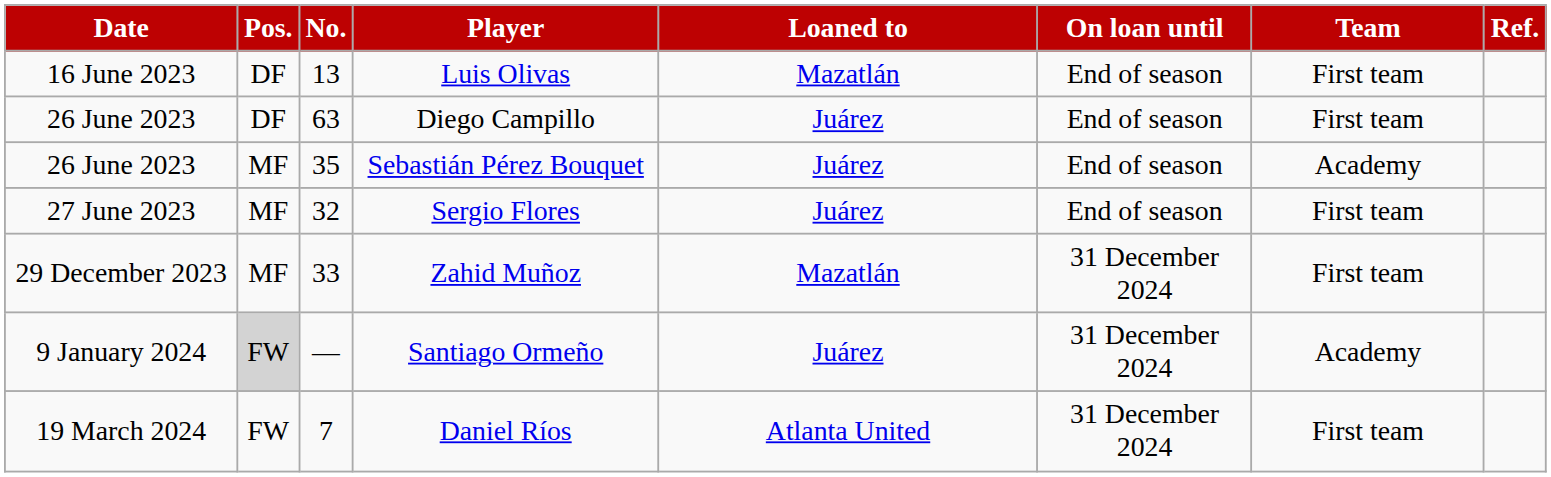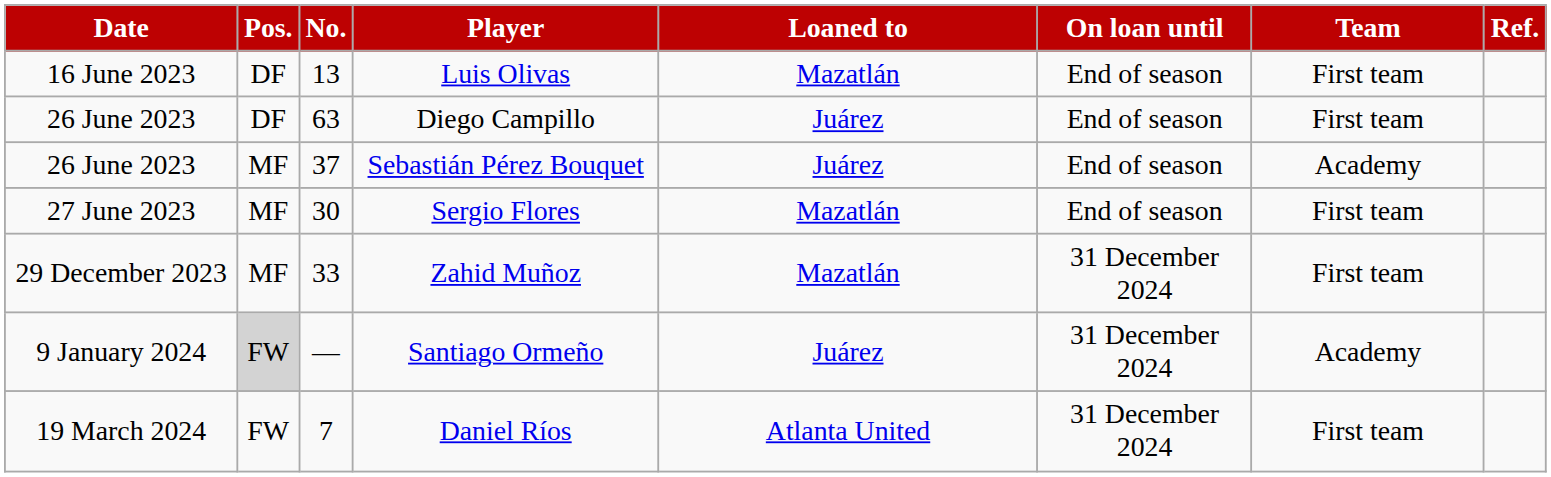(326, 165) 35 -> (326, 165) 37
(326, 211) 32 -> (326, 211) 30
(848, 211) Juárez -> (848, 211) Mazatlán
